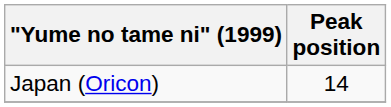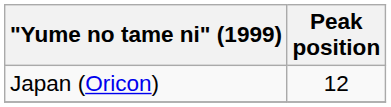(336, 83) 14 -> (336, 83) 12
